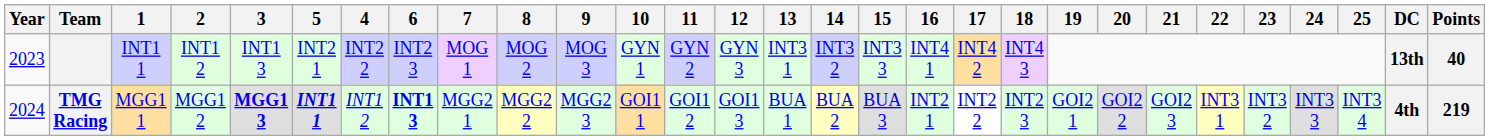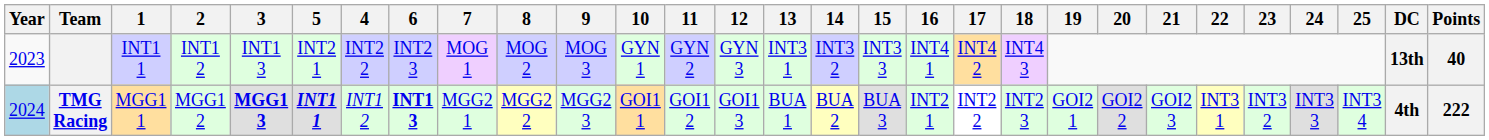(27, 109) no background -> (27, 109) lightblue background
(1456, 109) 219 -> (1456, 109) 222
